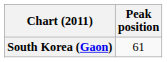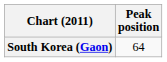(139, 47) 61 -> (139, 47) 64
